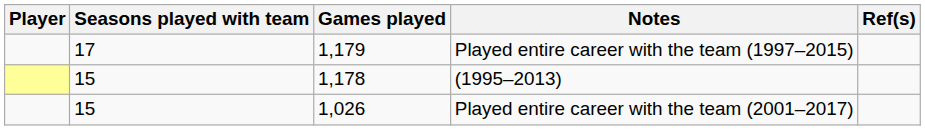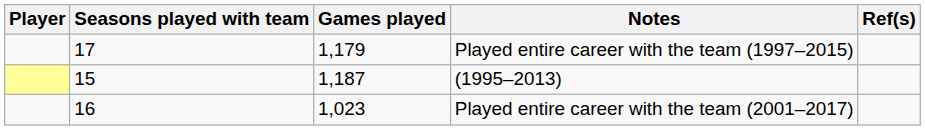(342, 79) 1,178 -> (342, 79) 1,187
(85, 109) 15 -> (85, 109) 16
(342, 109) 1,026 -> (342, 109) 1,023
